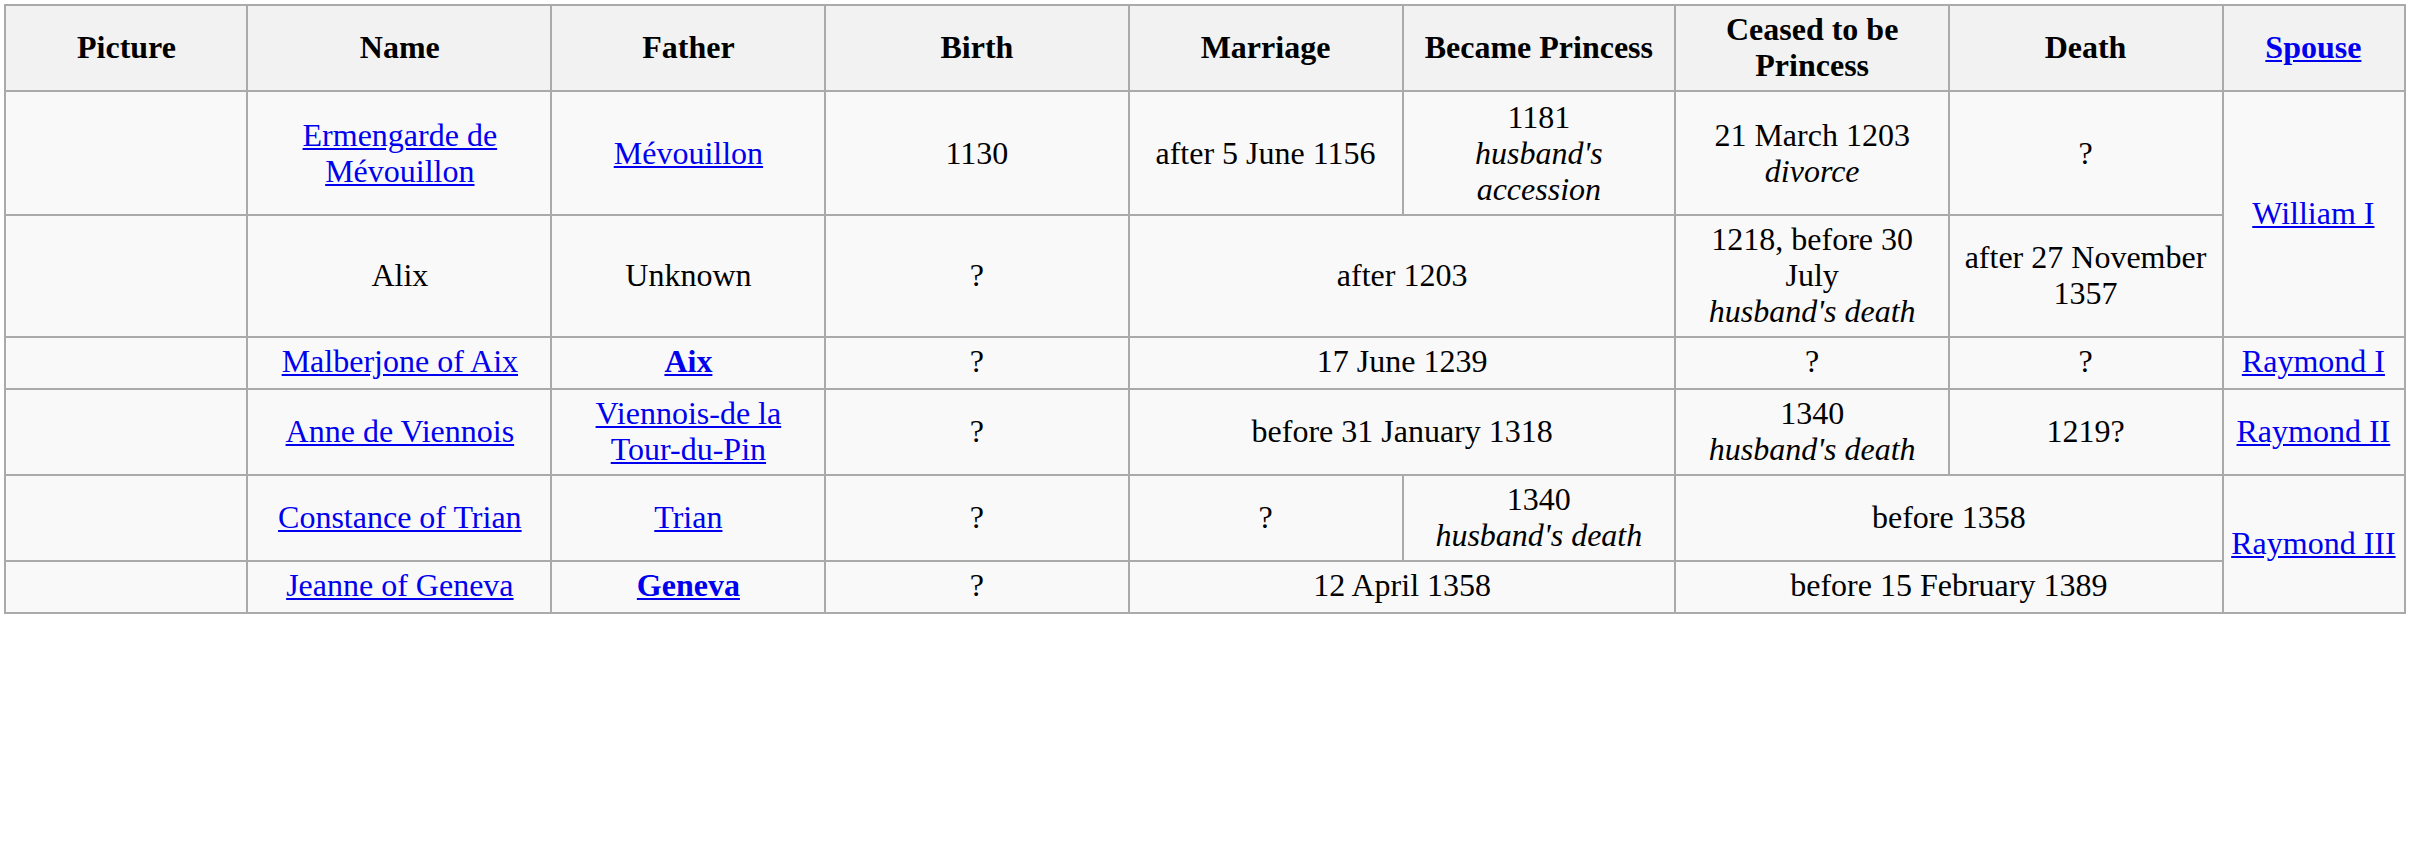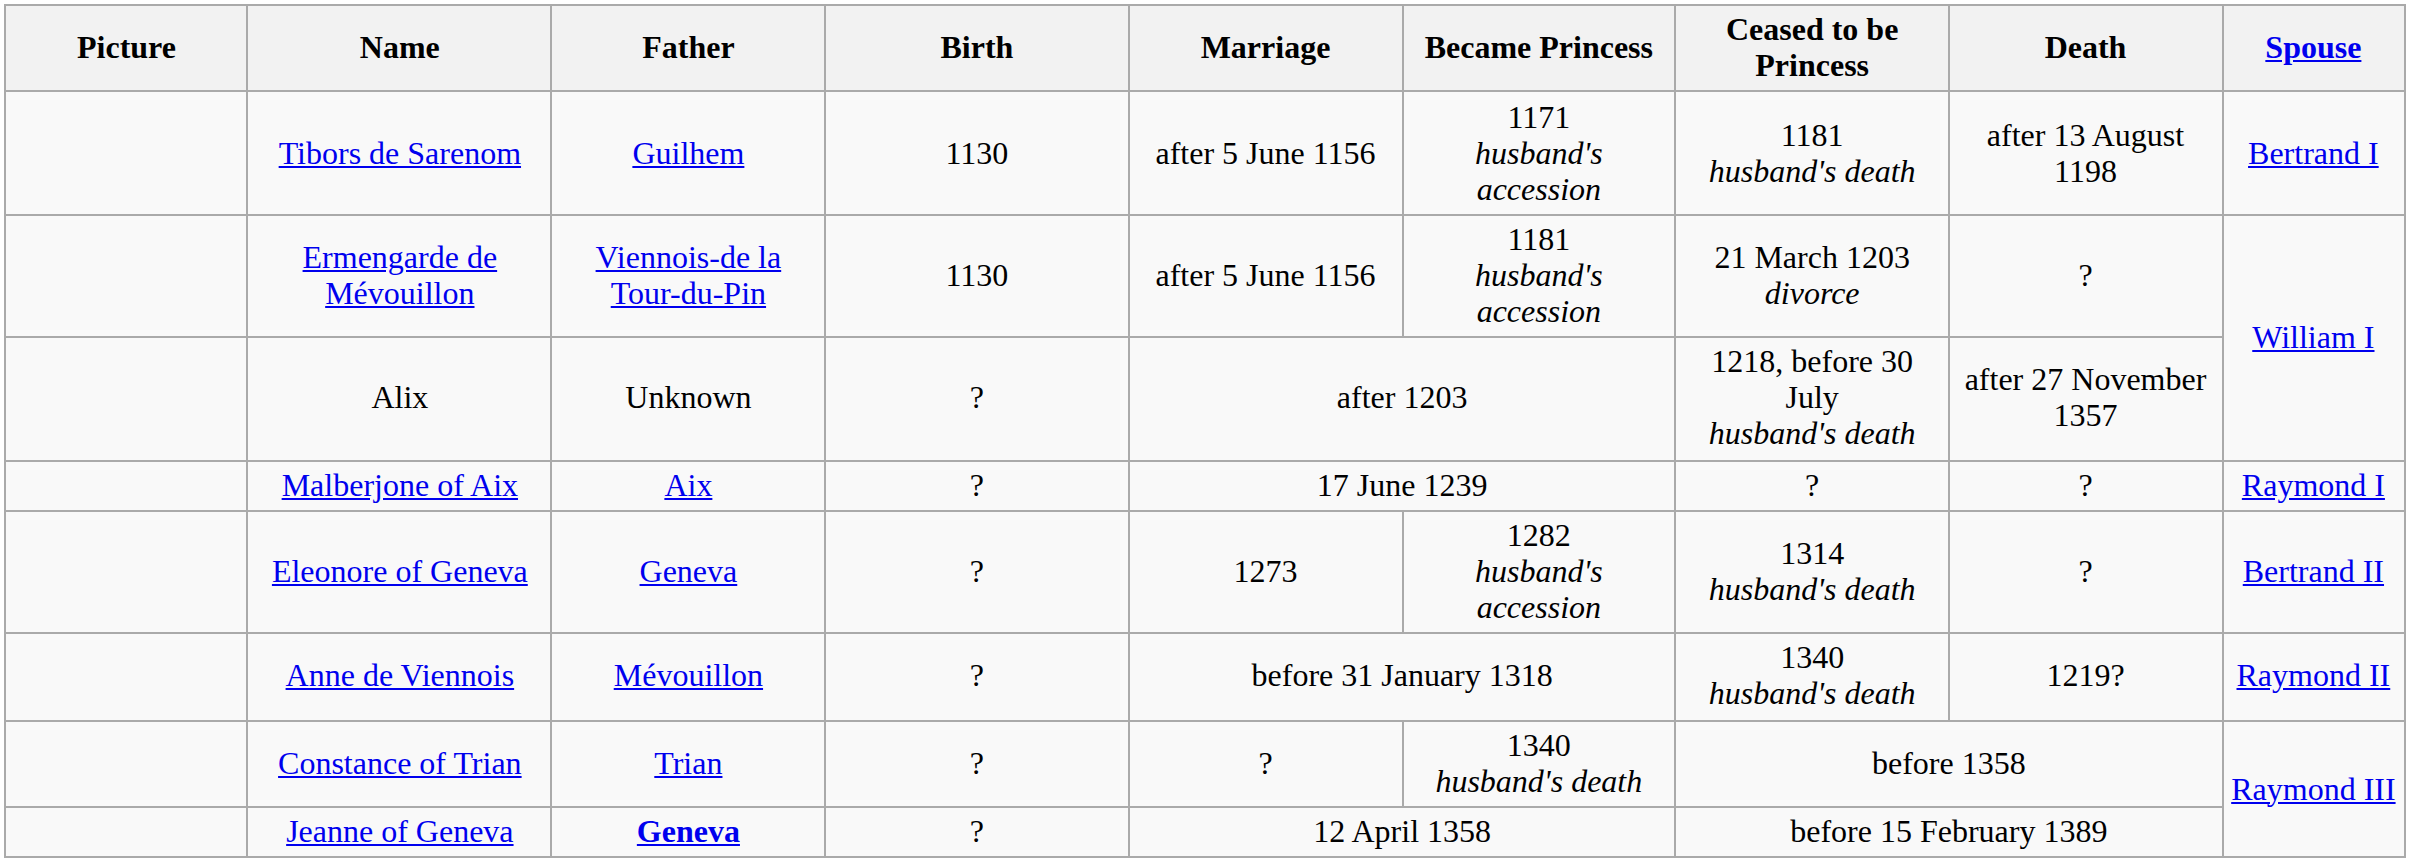+ row: (400, 152)
(688, 152) Mévouillon -> (688, 275) Viennois-de la Tour-du-Pin
(688, 362) bold -> (688, 484) normal
+ row: (400, 571)
(688, 430) Viennois-de la Tour-du-Pin -> (688, 676) Mévouillon
